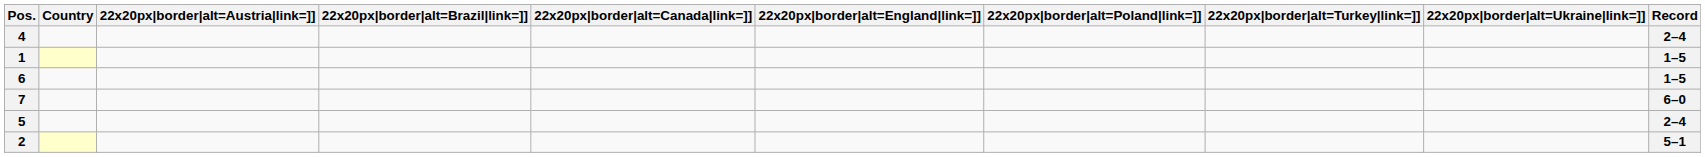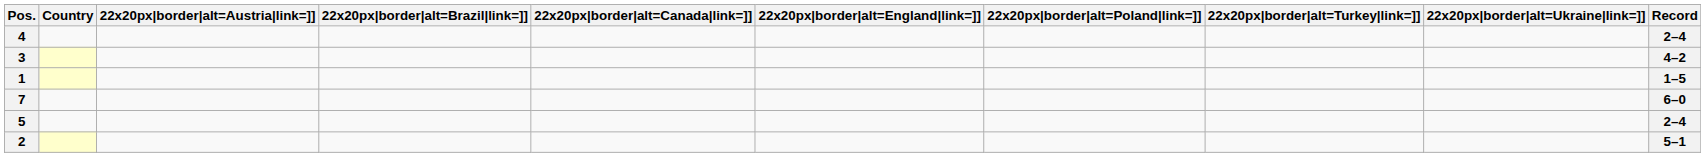+ row: (22, 58)
- row: (22, 79)
